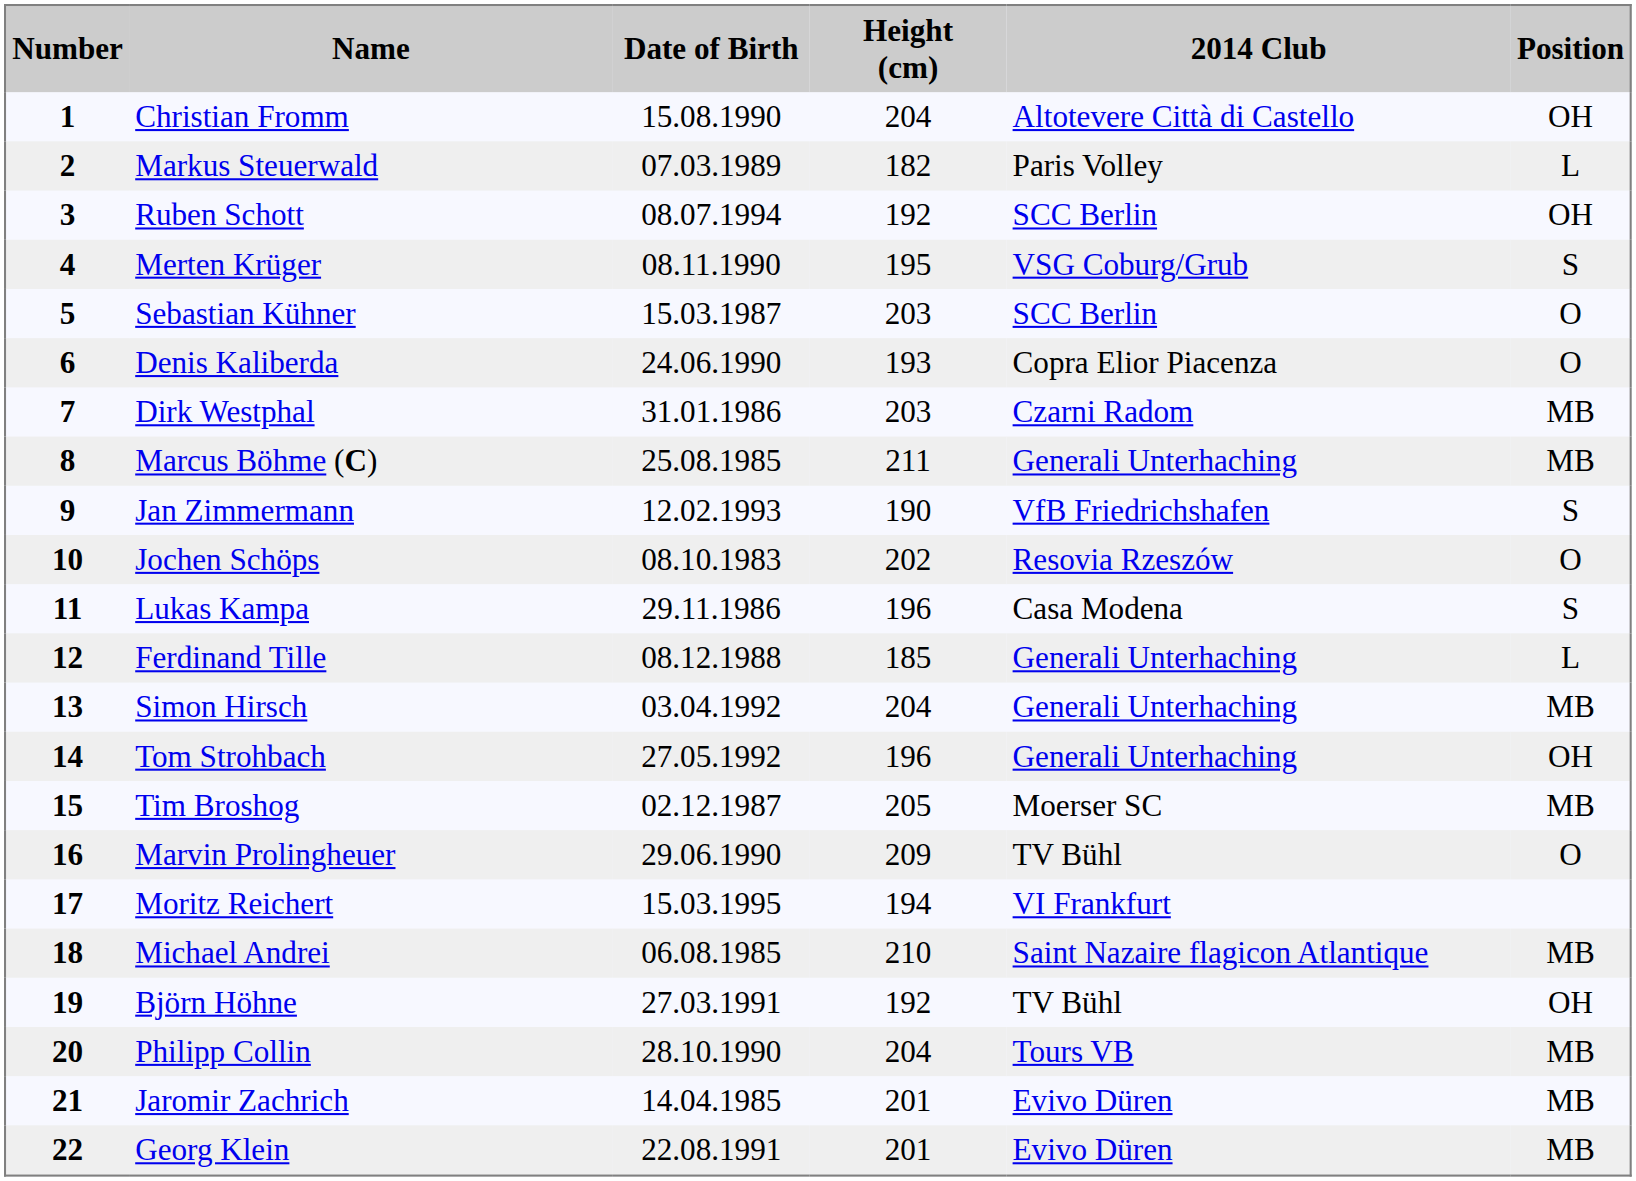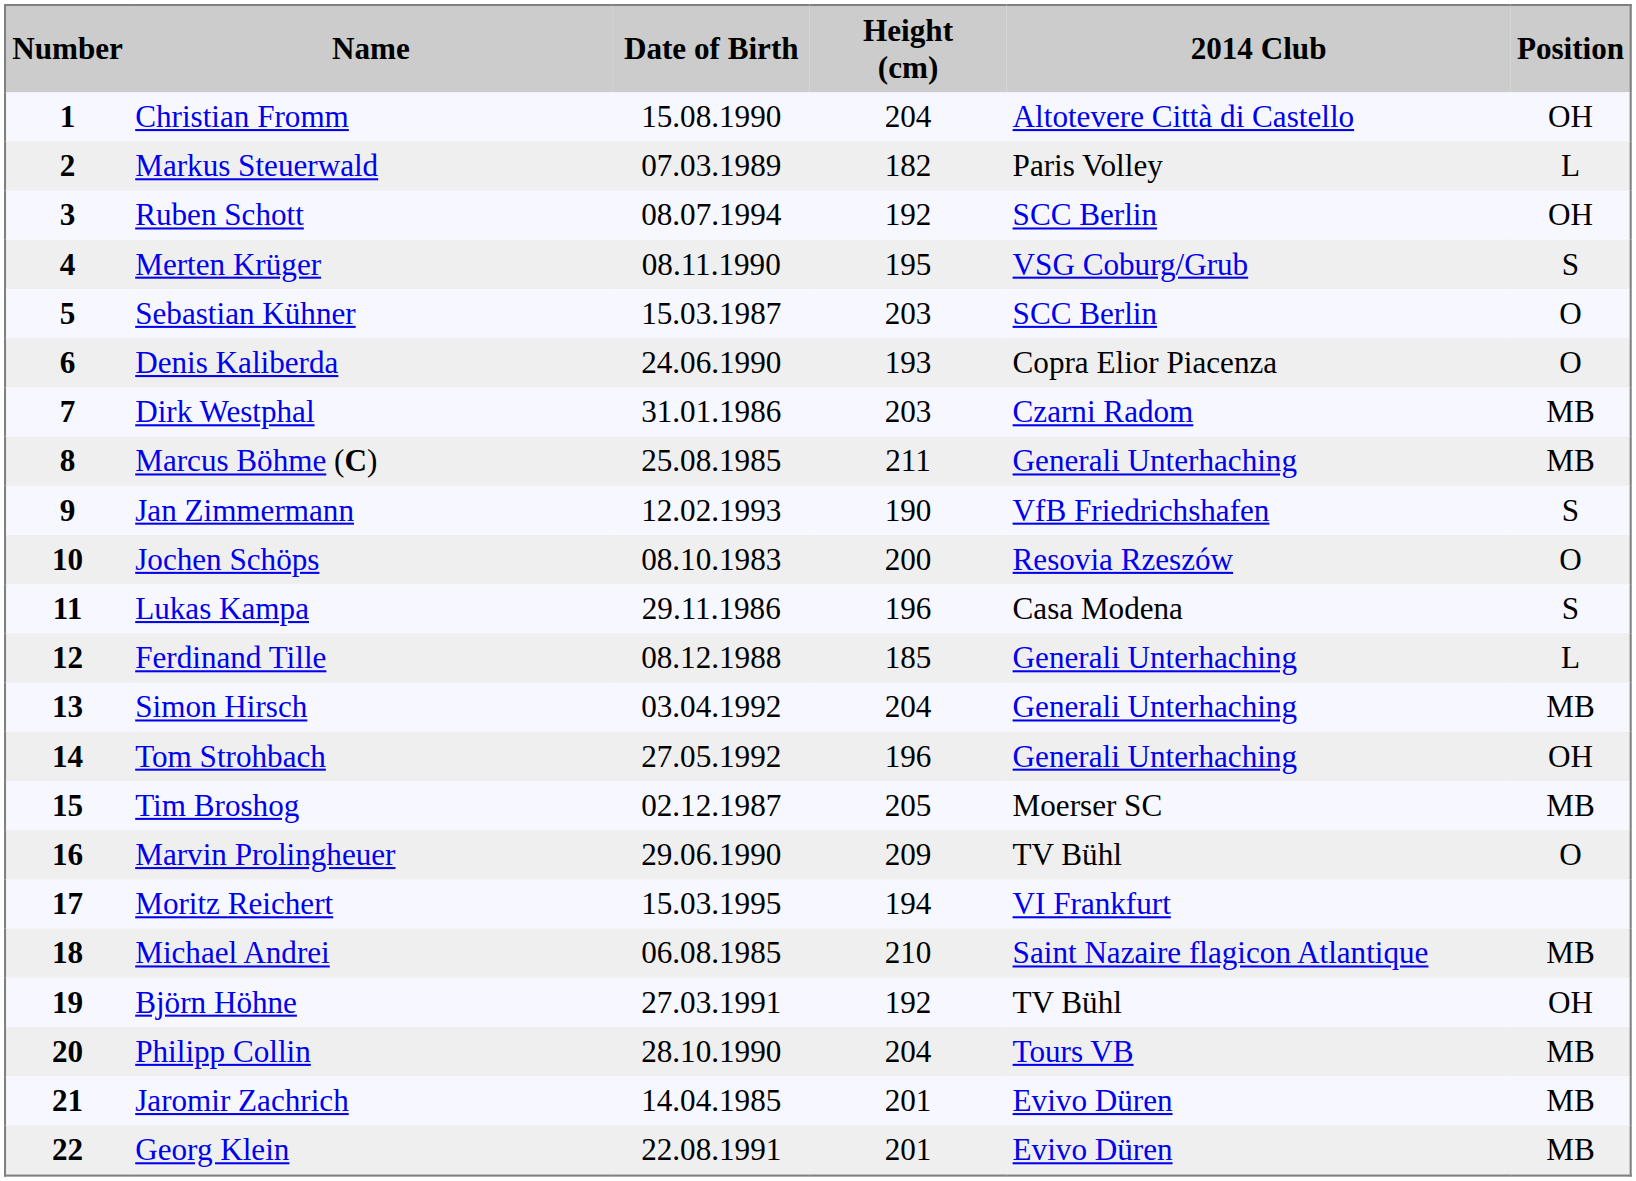(908, 559) 202 -> (908, 559) 200
